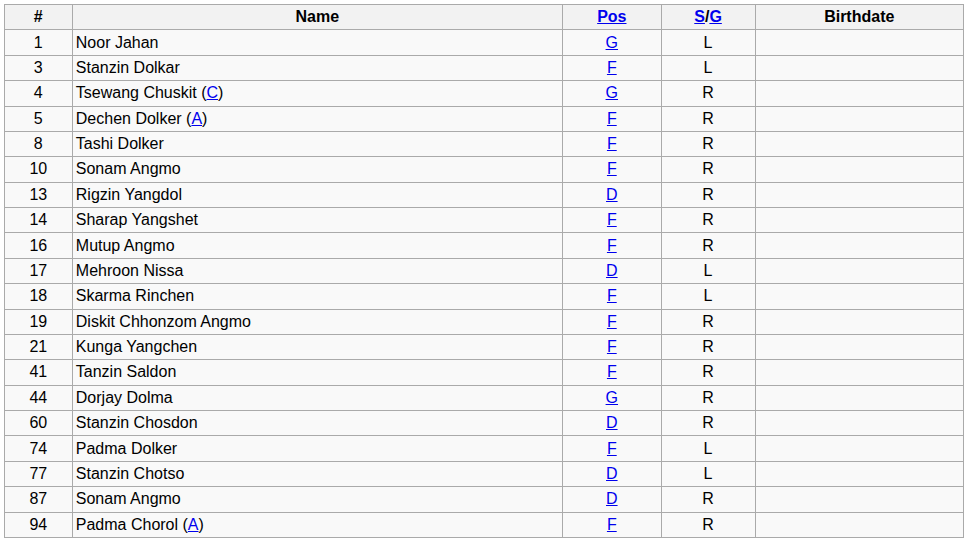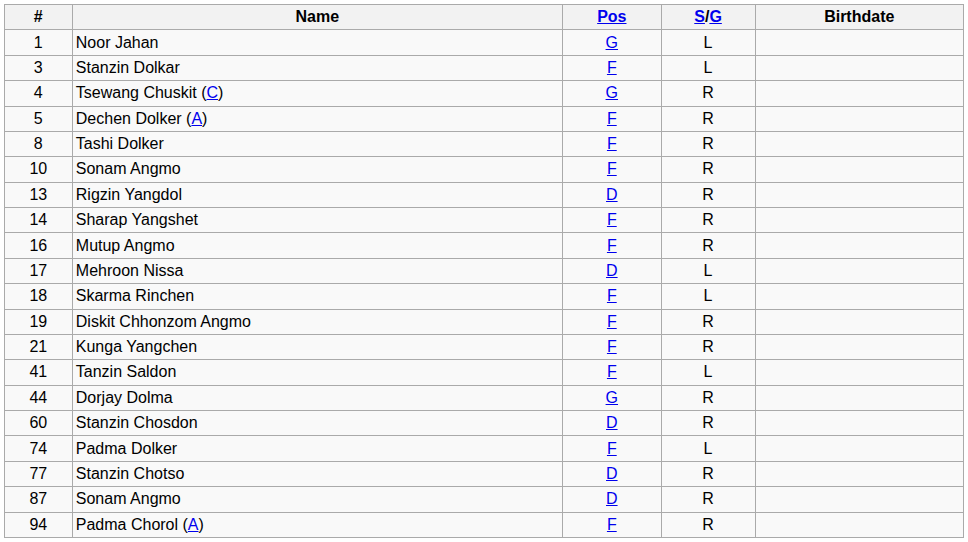(708, 372) R -> (708, 372) L
(708, 473) L -> (708, 473) R
